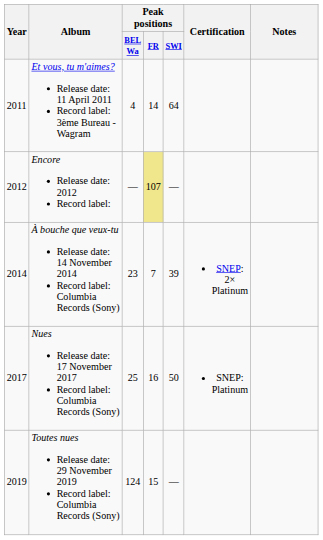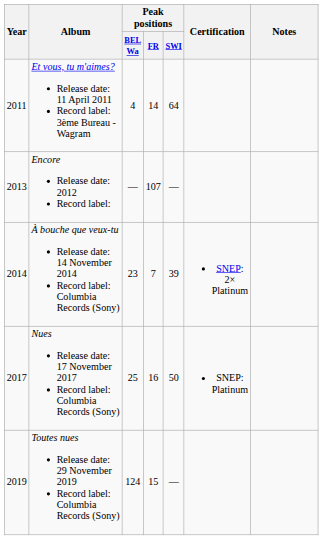(17, 187) 2012 -> (17, 187) 2013
(153, 187) khaki background -> (153, 187) no background
